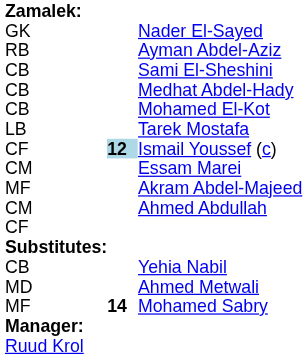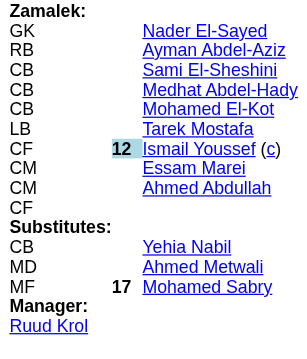- row: (18, 188)
(117, 306) 14 -> (122, 286) 17
